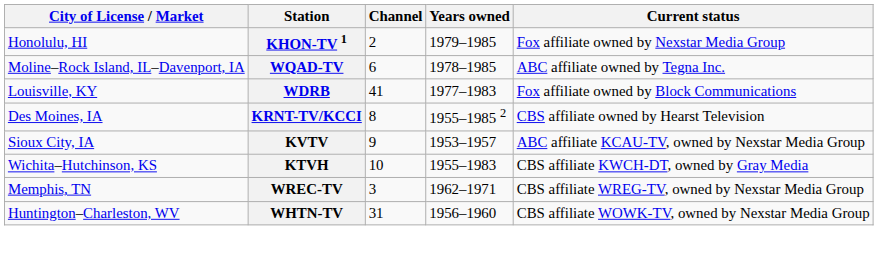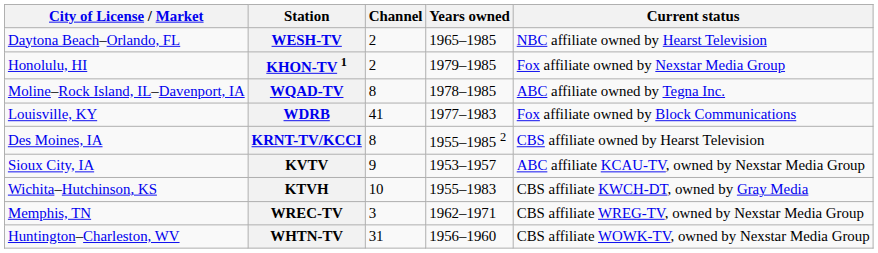+ row: (307, 39)
(372, 67) 6 -> (372, 91) 8
